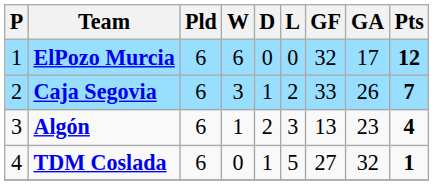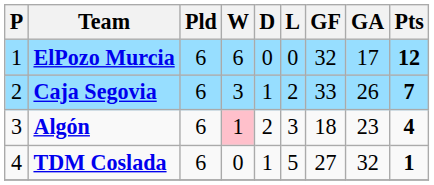(238, 127) no background -> (238, 127) pink background
(326, 127) 13 -> (326, 127) 18
